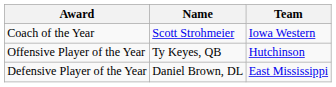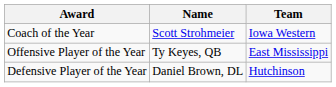(277, 52) Hutchinson -> (288, 52) East Mississippi
(288, 71) East Mississippi -> (277, 71) Hutchinson
